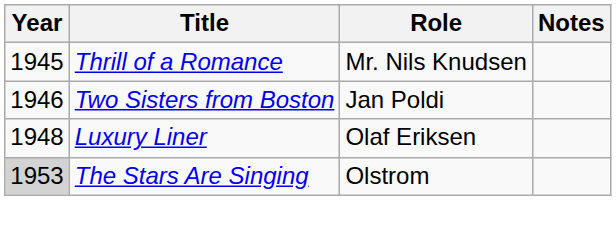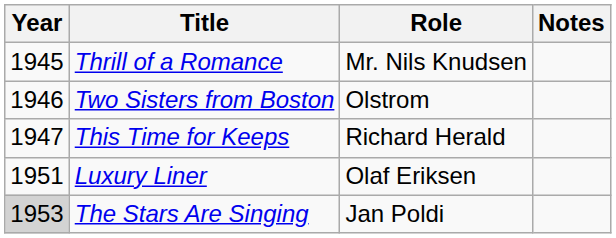(395, 99) Jan Poldi -> (387, 99) Olstrom
+ row: (182, 137)
(37, 137) 1948 -> (37, 175) 1951
(387, 175) Olstrom -> (395, 213) Jan Poldi
